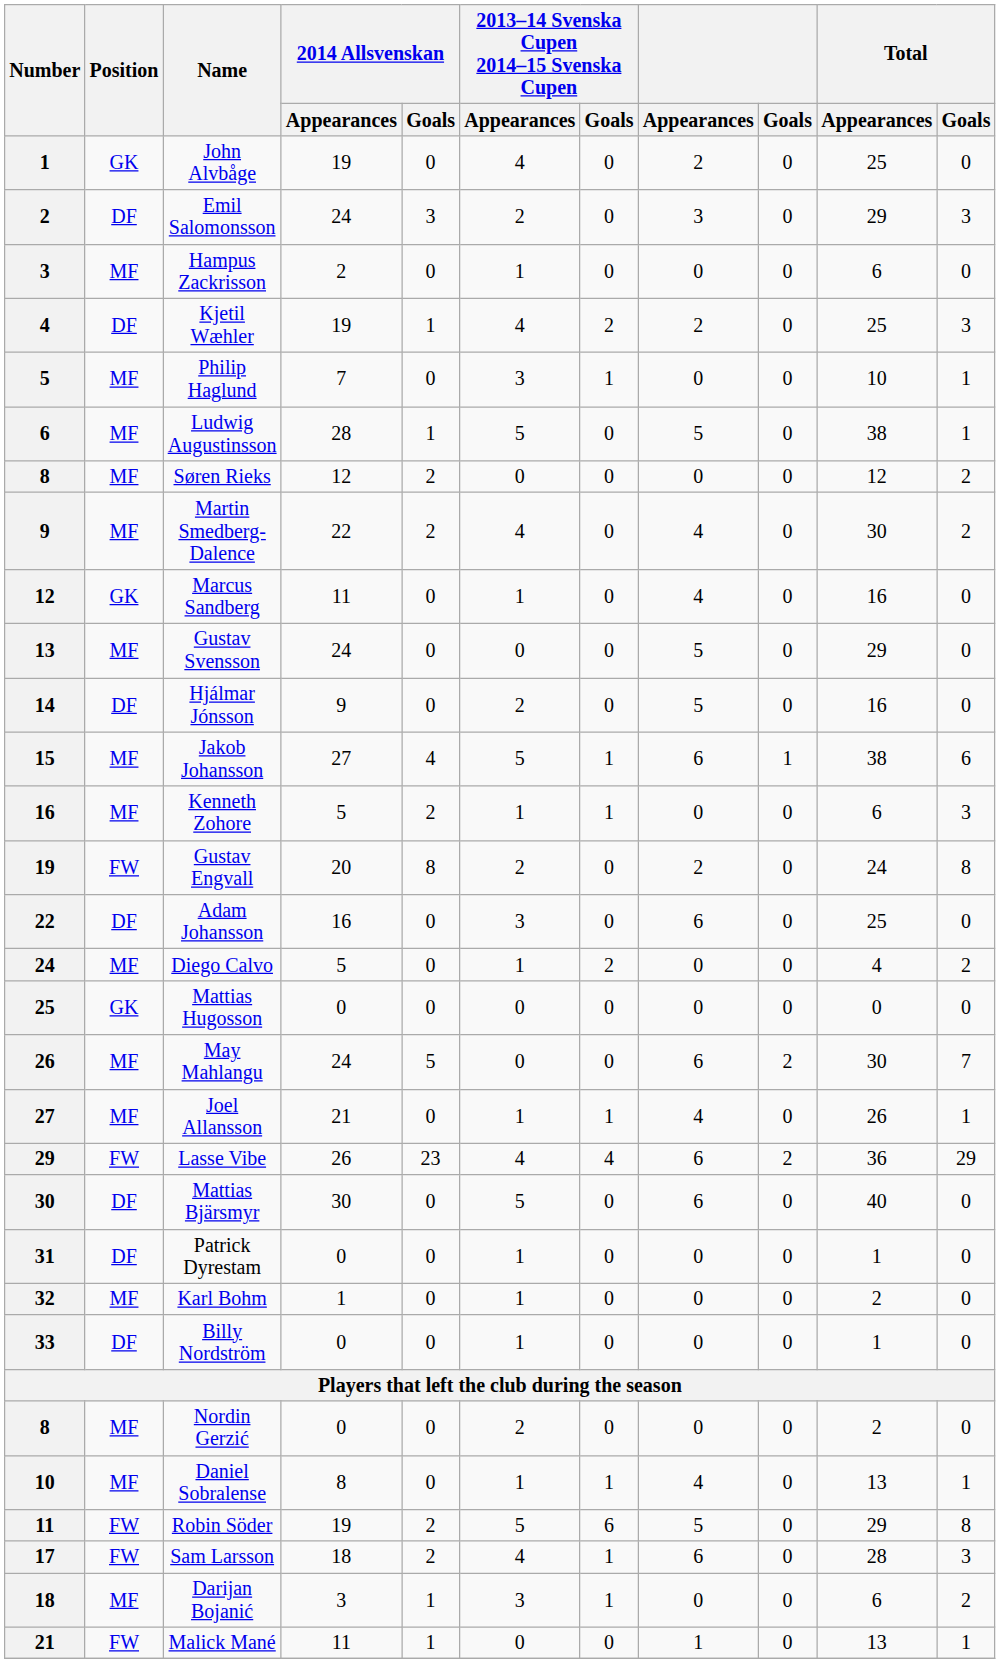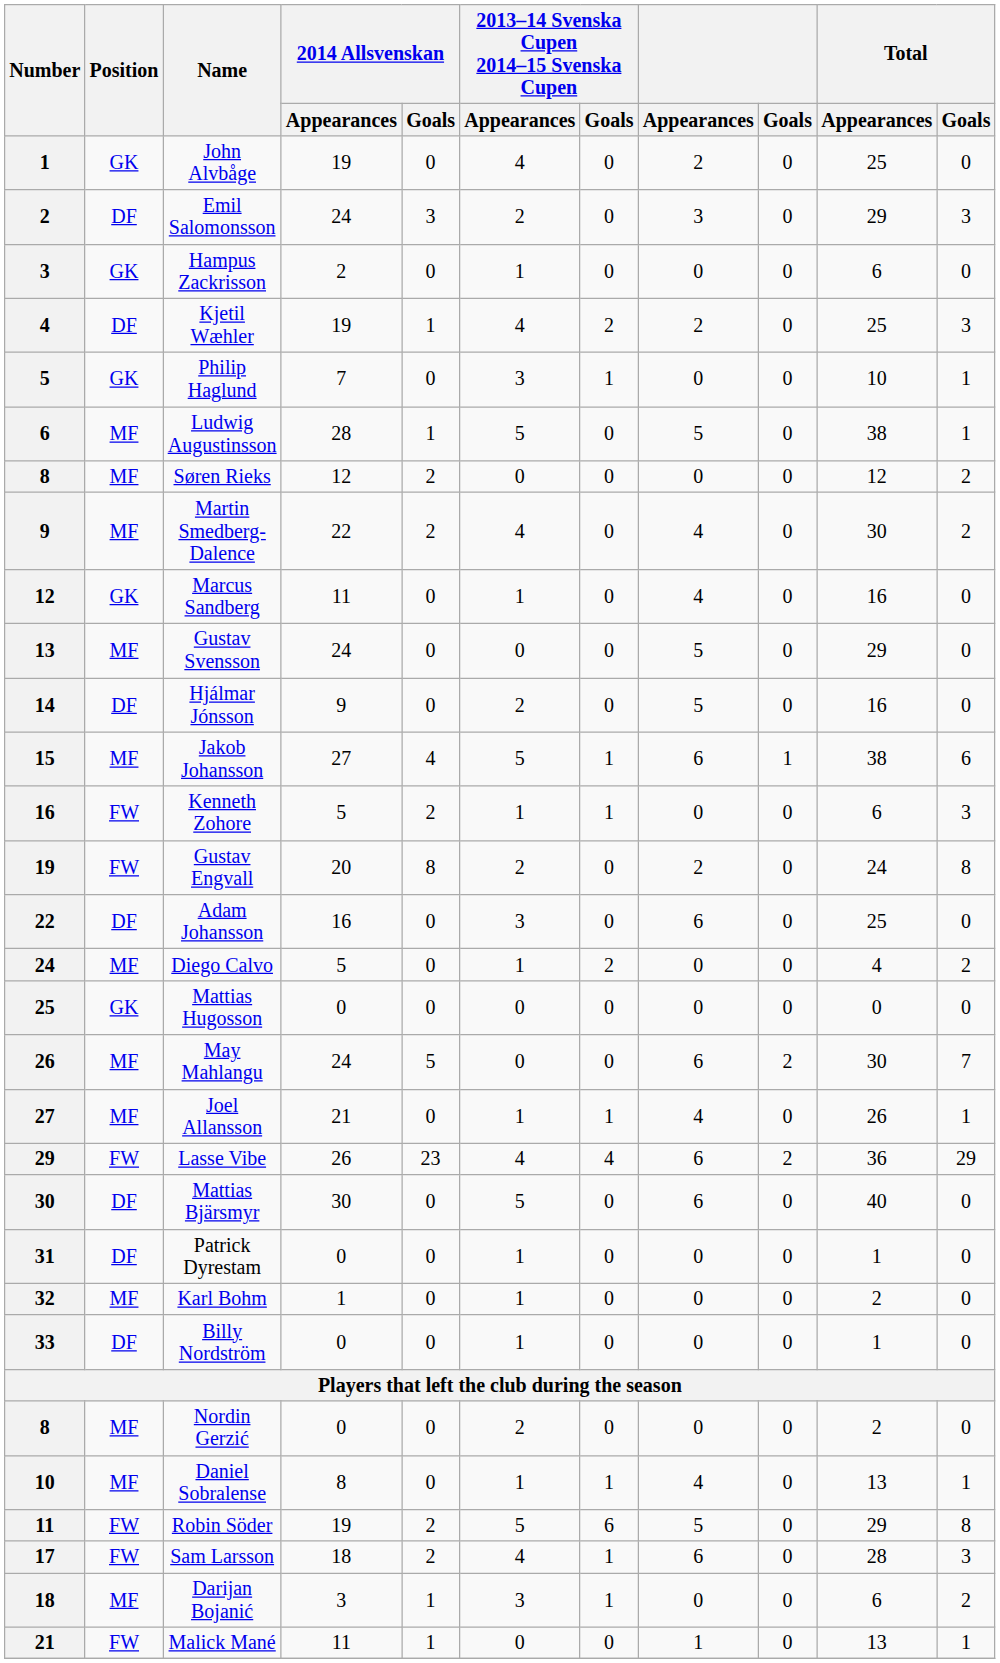(124, 270) MF -> (124, 270) GK
(124, 379) MF -> (124, 379) GK
(124, 813) MF -> (124, 813) FW
